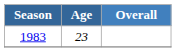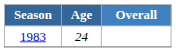(81, 36) 23 -> (81, 36) 24
